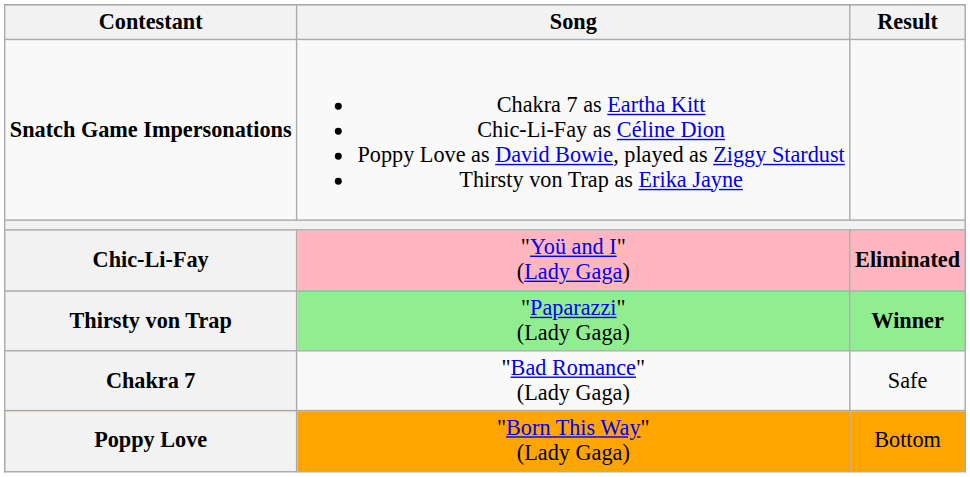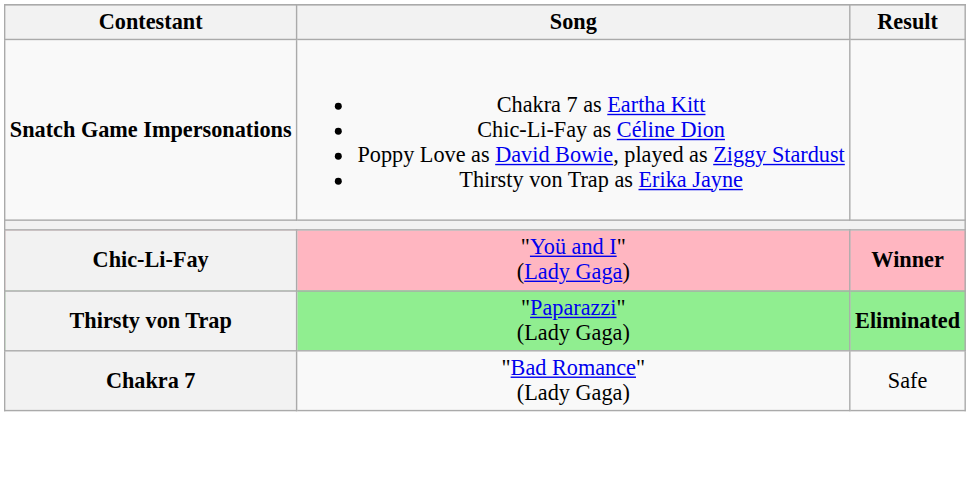(908, 259) Eliminated -> (908, 259) Winner
(908, 320) Winner -> (908, 320) Eliminated
- row: (151, 440)
